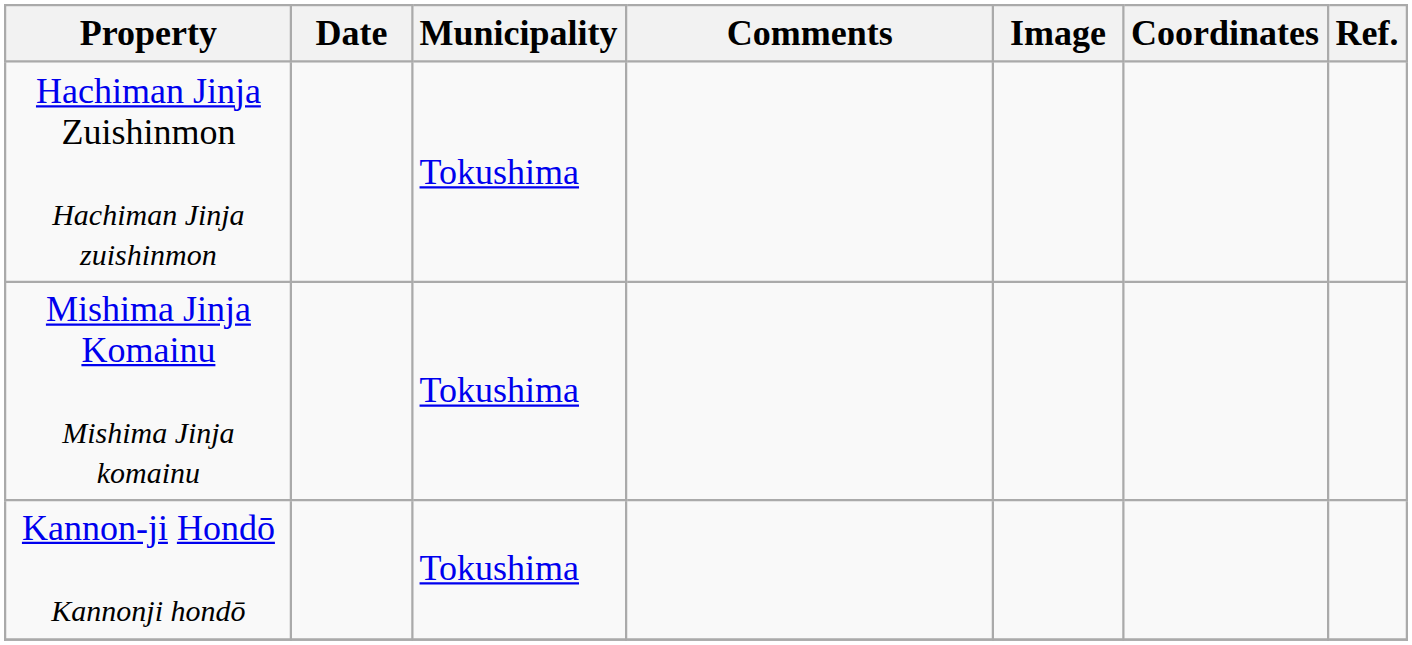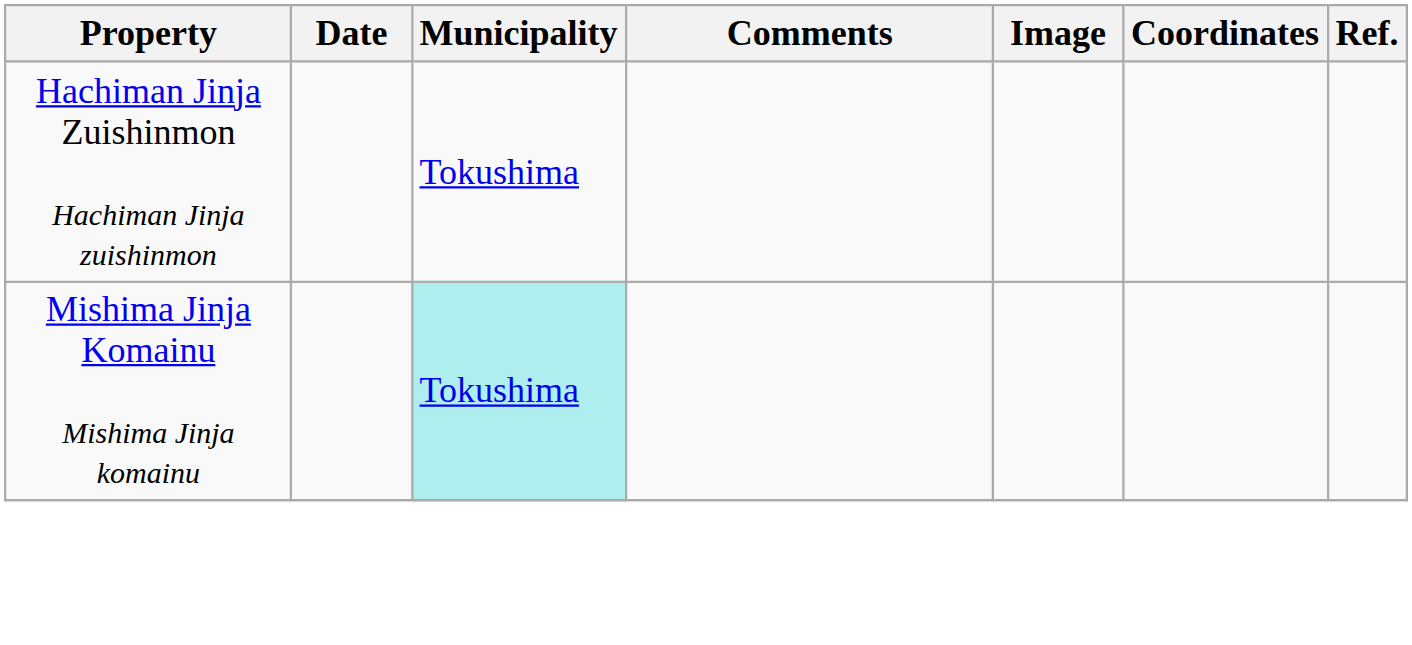(499, 390) no background -> (499, 390) paleturquoise background
- row: (148, 568)
